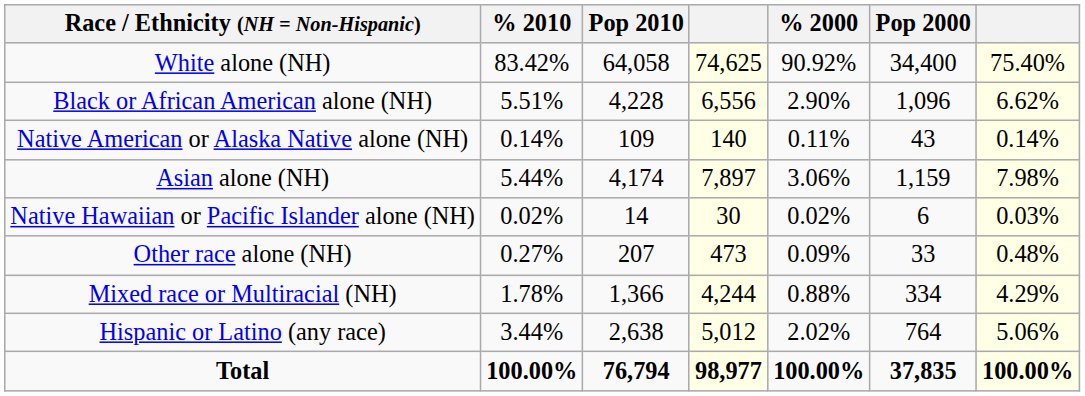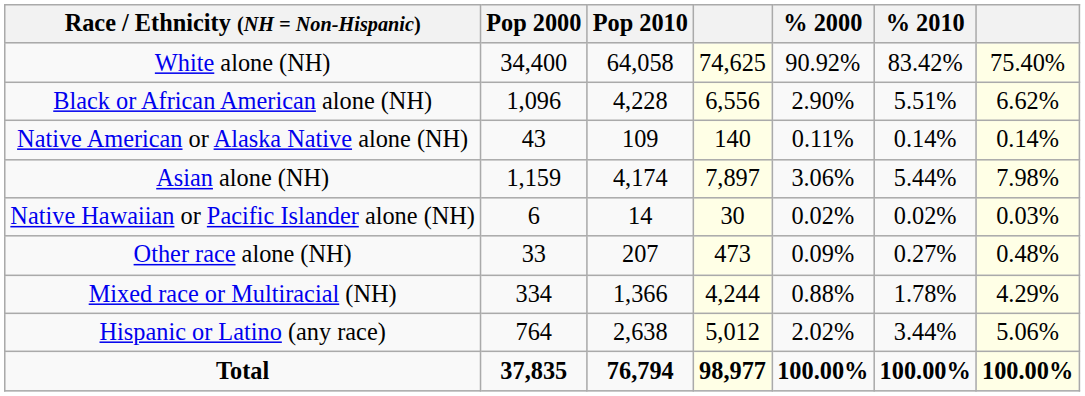columns swapped: (923, 23) <-> (532, 23)
